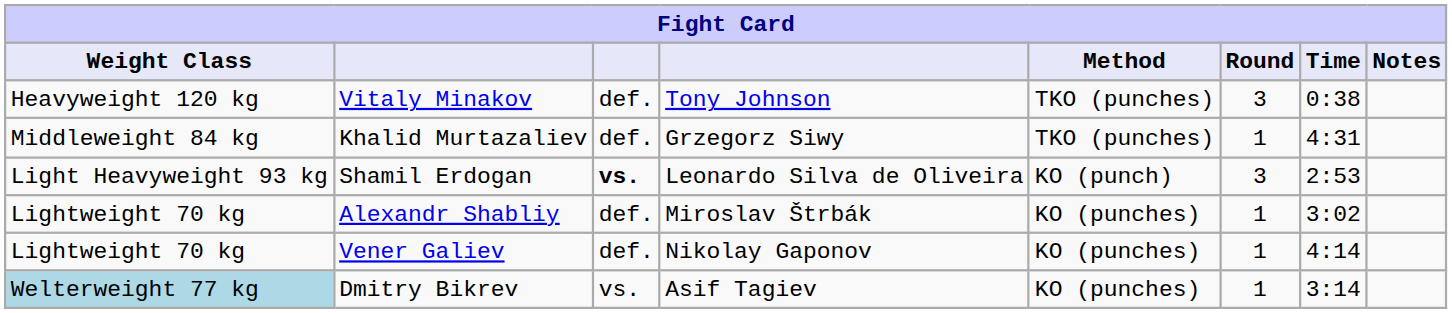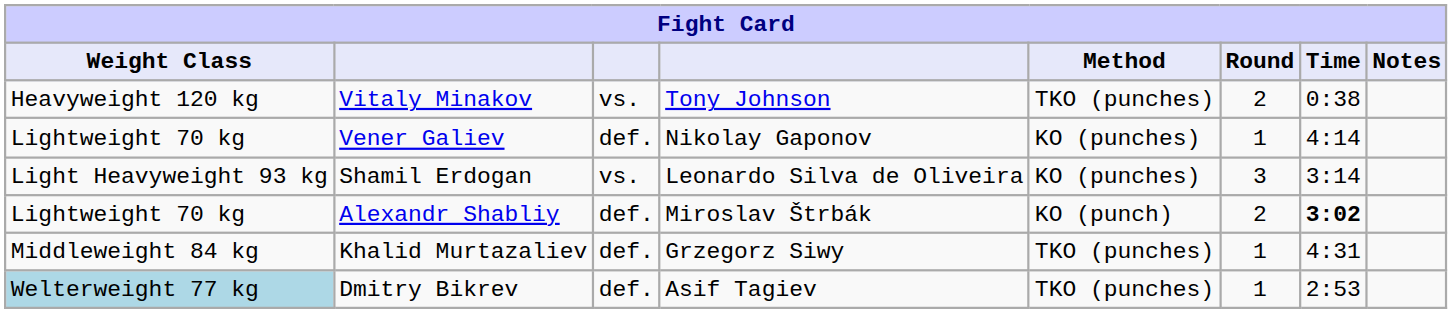(626, 100) def. -> (619, 100) vs.
(1260, 100) 3 -> (1260, 100) 2
rows swapped: (422, 252) <-> (463, 138)
(619, 176) bold -> (619, 176) normal
(1104, 176) KO (punch) -> (1118, 176) KO (punches)
(1333, 176) 2:53 -> (1333, 176) 3:14
(1118, 214) KO (punches) -> (1104, 214) KO (punch)
(1260, 214) 1 -> (1260, 214) 2
(1333, 214) normal -> (1333, 214) bold
(619, 290) vs. -> (626, 290) def.
(1118, 290) KO (punches) -> (1124, 290) TKO (punches)
(1333, 290) 3:14 -> (1333, 290) 2:53
